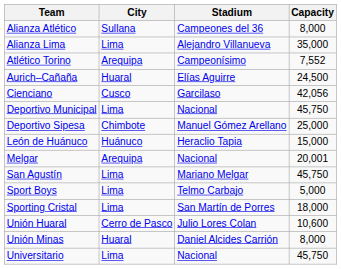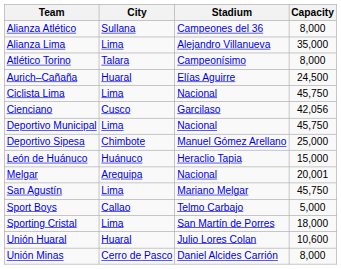(122, 61) Arequipa -> (115, 61) Talara
(313, 61) 7,552 -> (313, 61) 8,000
+ row: (36, 93)
(112, 191) Lima -> (116, 207) Callao
(137, 223) Cerro de Pasco -> (116, 239) Huaral
(116, 239) Huaral -> (137, 256) Cerro de Pasco
- row: (35, 256)
